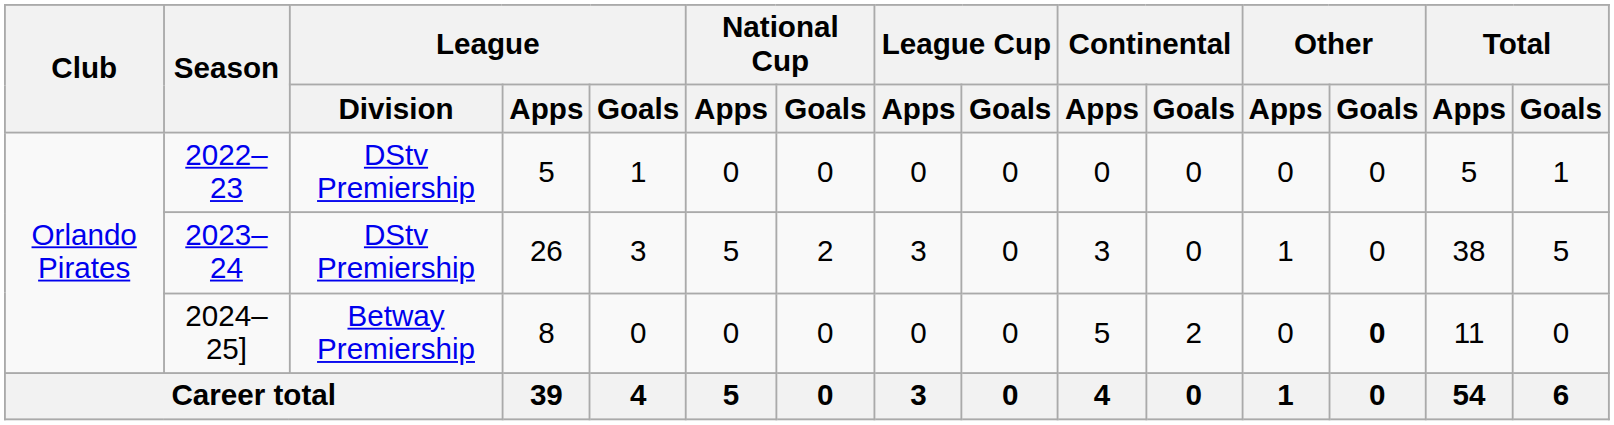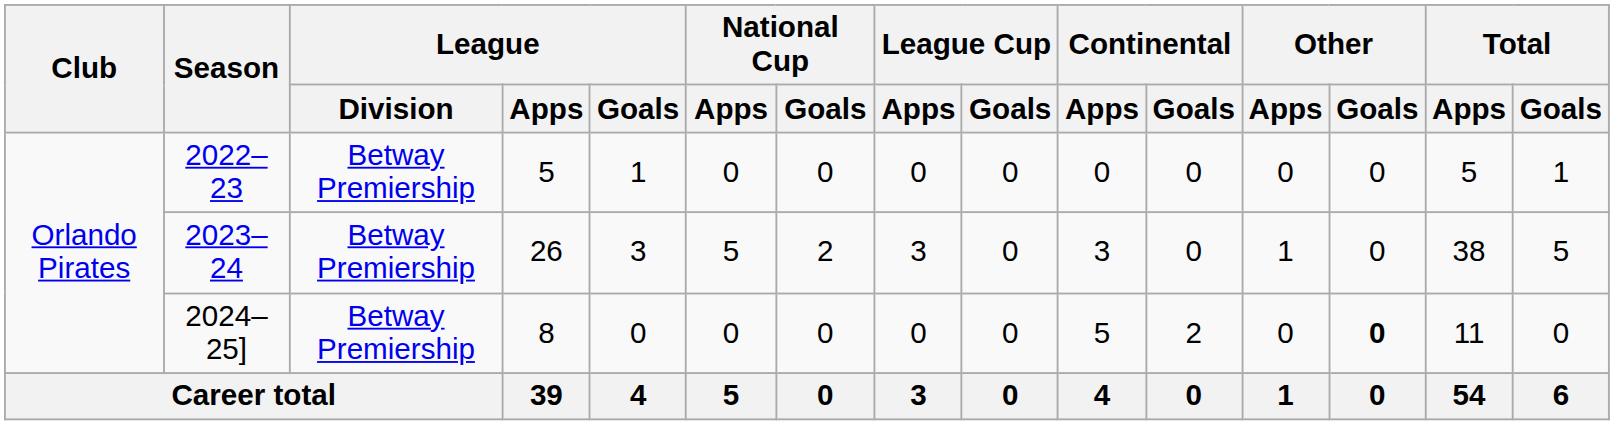(396, 171) DStv Premiership -> (396, 171) Betway Premiership
(396, 252) DStv Premiership -> (396, 252) Betway Premiership
